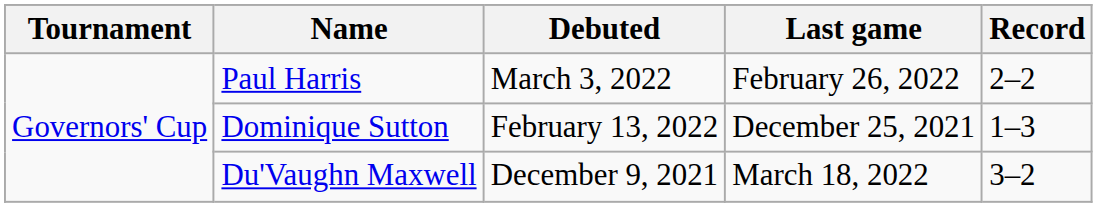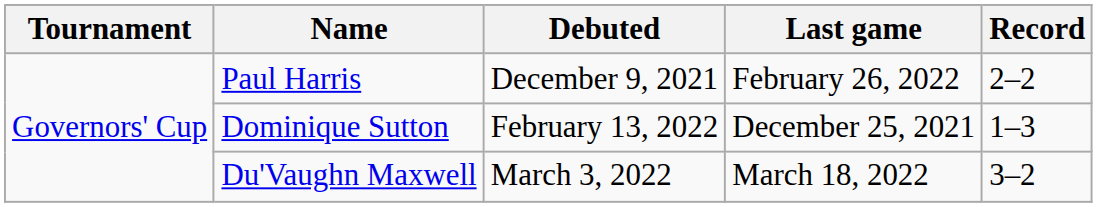(581, 77) March 3, 2022 -> (604, 77) December 9, 2021
(604, 175) December 9, 2021 -> (581, 175) March 3, 2022
